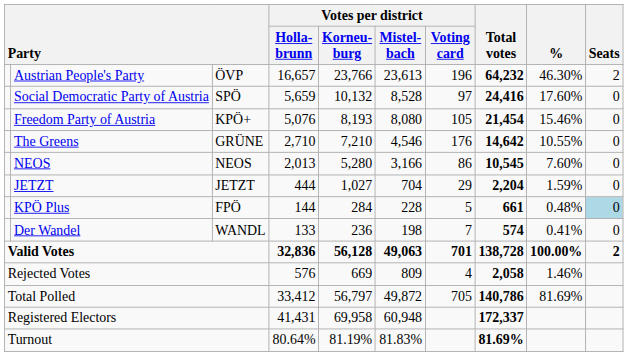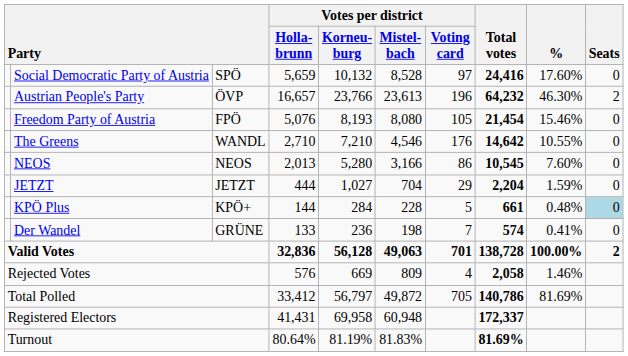rows swapped: (79, 75) <-> (111, 97)
(233, 119) KPÖ+ -> (228, 119) FPÖ
(239, 141) GRÜNE -> (240, 141) WANDL
(228, 207) FPÖ -> (233, 207) KPÖ+
(240, 229) WANDL -> (239, 229) GRÜNE
